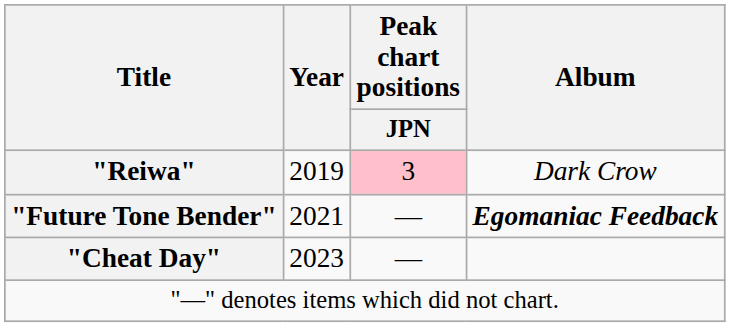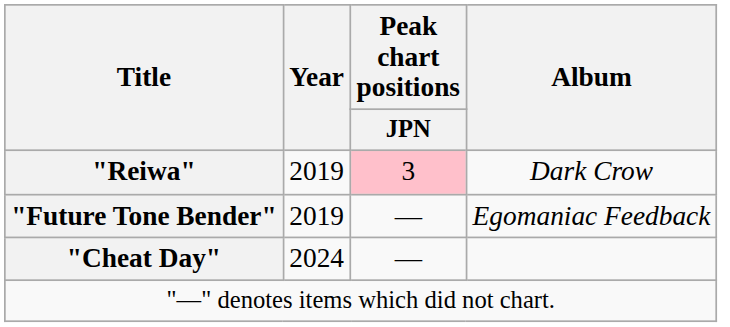(317, 215) 2021 -> (317, 215) 2019
(595, 215) bold -> (592, 215) normal
(317, 258) 2023 -> (317, 258) 2024
